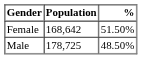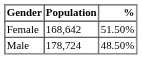(64, 45) 178,725 -> (64, 45) 178,724
